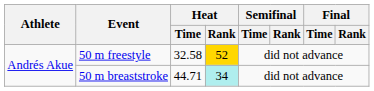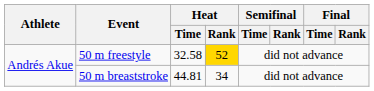(188, 76) 44.71 -> (188, 76) 44.81
(222, 76) paleturquoise background -> (222, 76) no background
